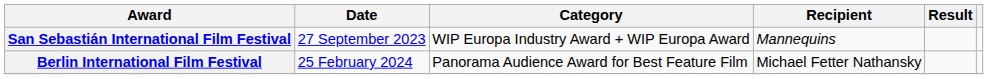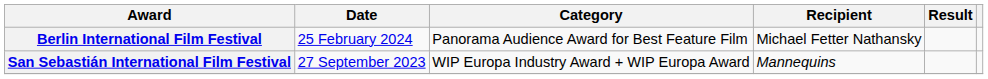rows swapped: (149, 39) <-> (149, 62)
